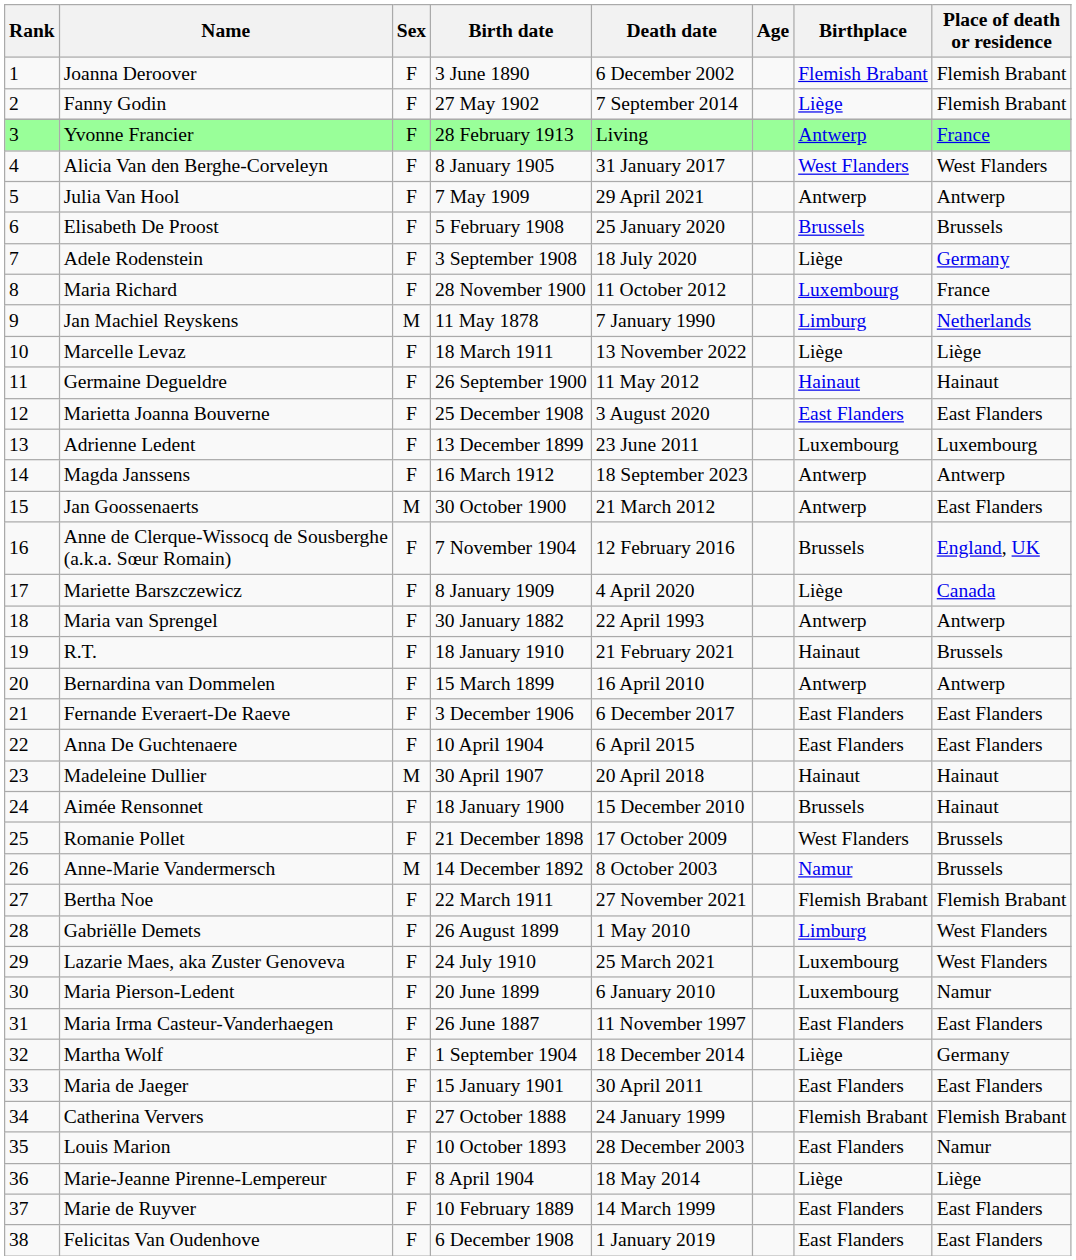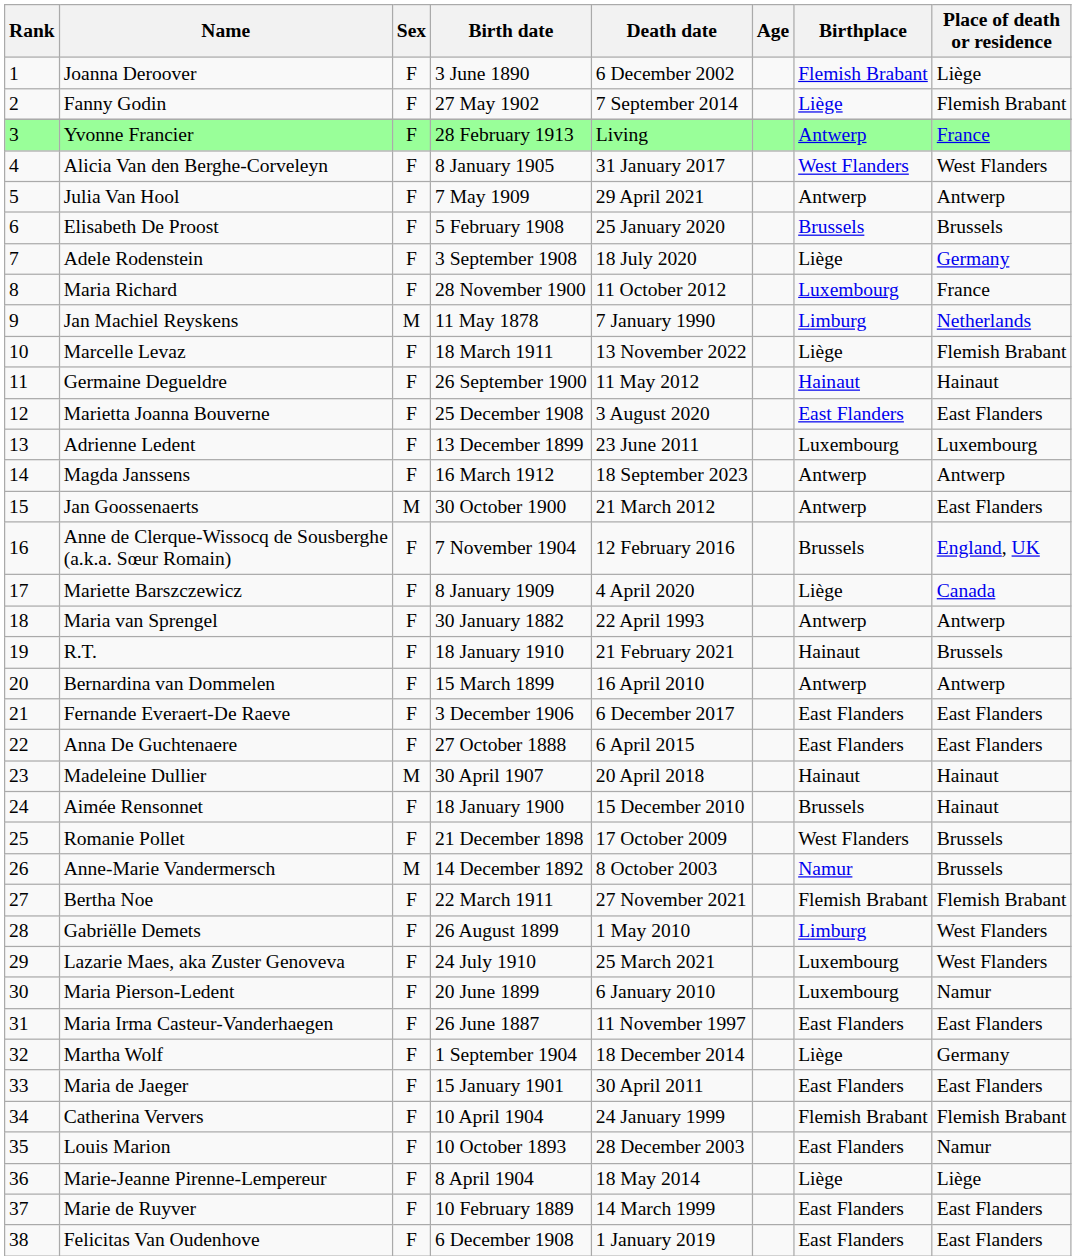(1002, 72) Flemish Brabant -> (959, 72) Liège
(959, 351) Liège -> (1002, 351) Flemish Brabant
(489, 744) 10 April 1904 -> (501, 744) 27 October 1888
(501, 1116) 27 October 1888 -> (489, 1116) 10 April 1904
